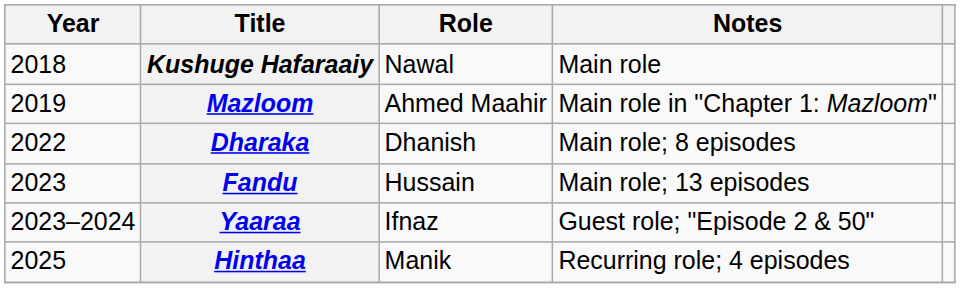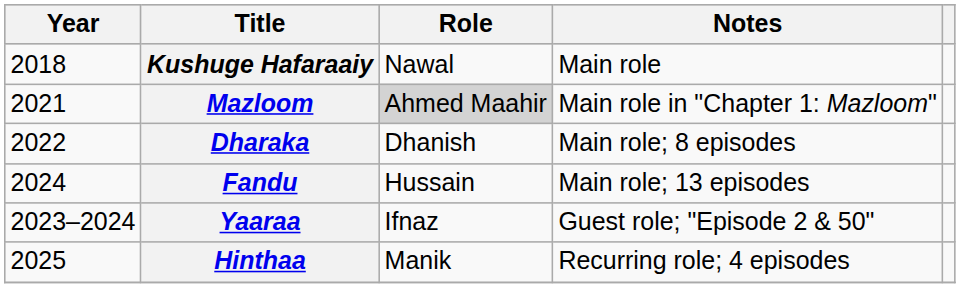(38, 103) 2019 -> (38, 103) 2021
(466, 103) no background -> (466, 103) lightgrey background
(38, 182) 2023 -> (38, 182) 2024
